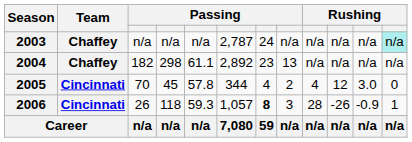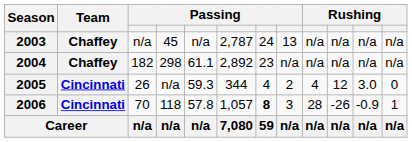(171, 42) n/a -> (171, 42) 45
(290, 42) n/a -> (290, 42) 13
(395, 42) paleturquoise background -> (395, 42) no background
(290, 63) 13 -> (290, 63) n/a
(142, 84) 70 -> (142, 84) 26
(171, 84) 45 -> (171, 84) n/a
(201, 84) 57.8 -> (201, 84) 59.3
(142, 105) 26 -> (142, 105) 70
(201, 105) 59.3 -> (201, 105) 57.8
